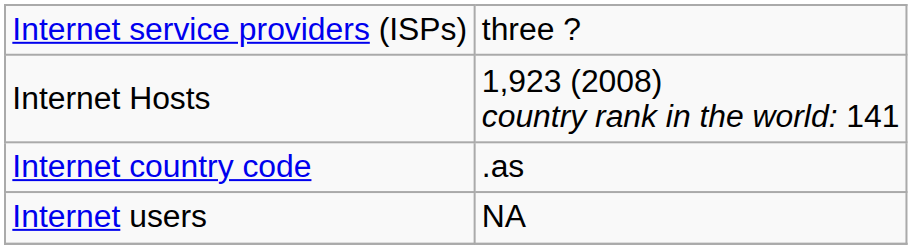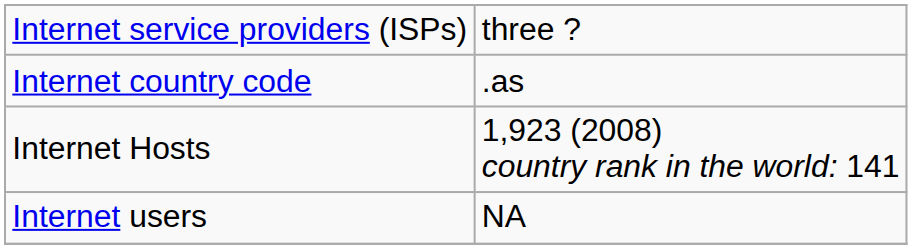rows swapped: (162, 166) <-> (111, 98)
